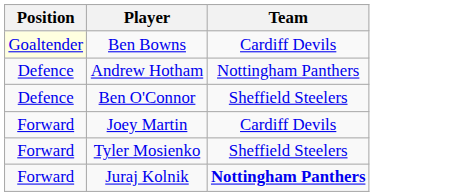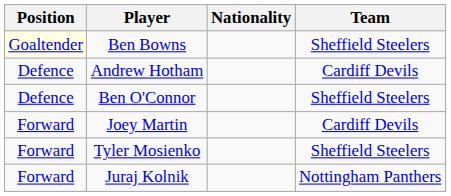+ column: (251, 17)
(288, 44) Cardiff Devils -> (370, 44) Sheffield Steelers
(288, 71) Nottingham Panthers -> (370, 71) Cardiff Devils
(288, 177) bold -> (370, 177) normal
